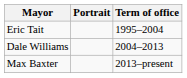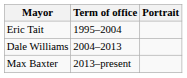columns swapped: (92, 13) <-> (147, 13)
